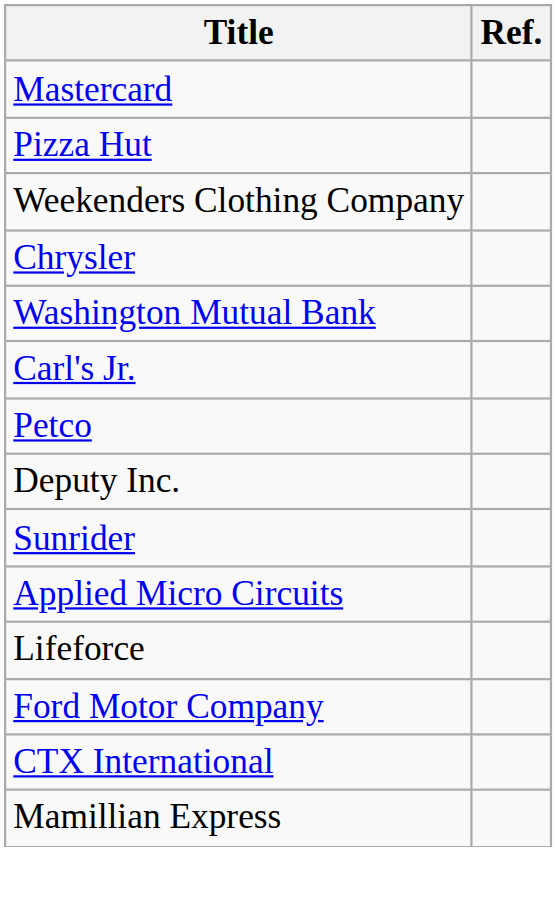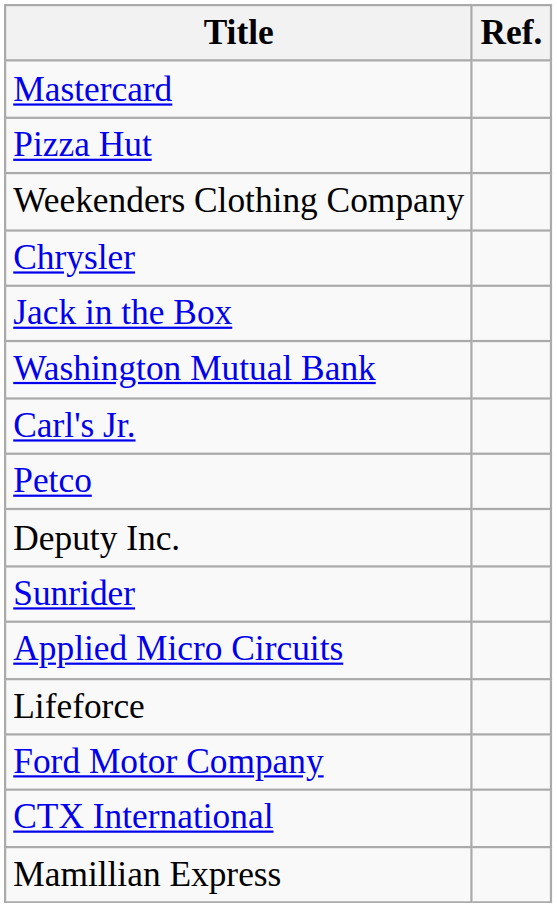+ row: (123, 312)
